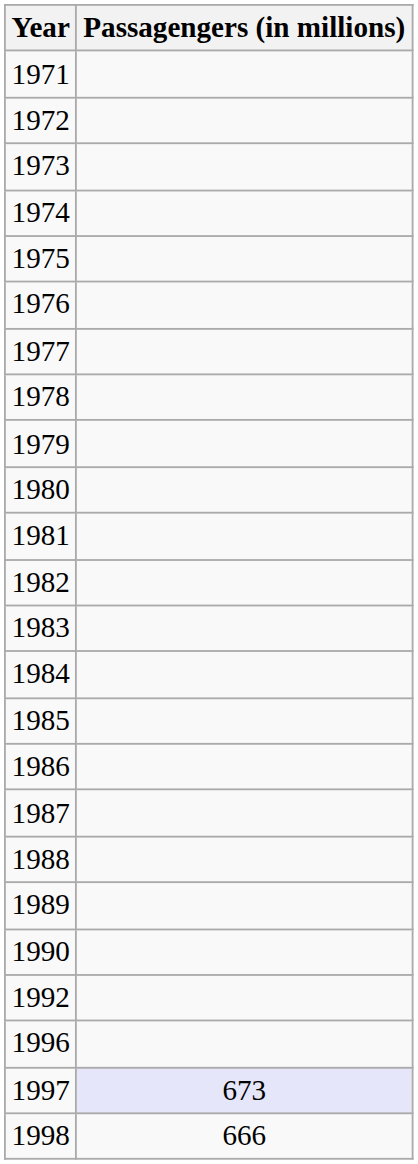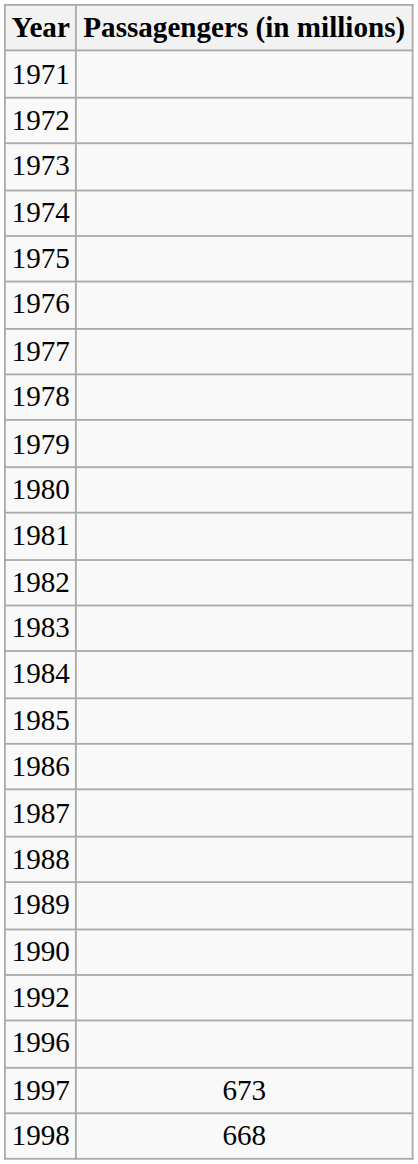(244, 1089) lavender background -> (244, 1089) no background
(244, 1135) 666 -> (244, 1135) 668
